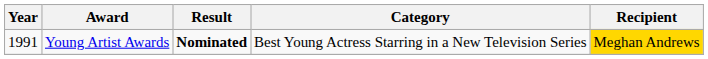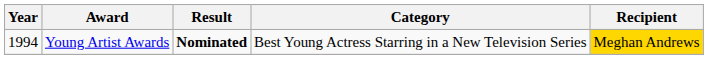(23, 41) 1991 -> (23, 41) 1994
